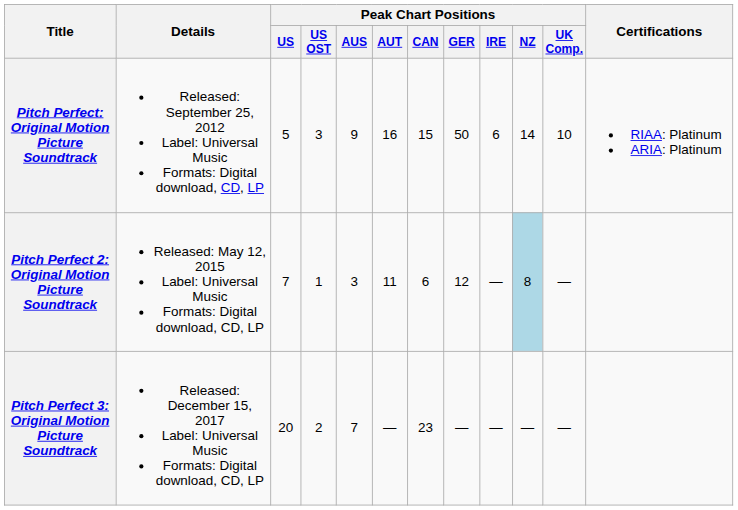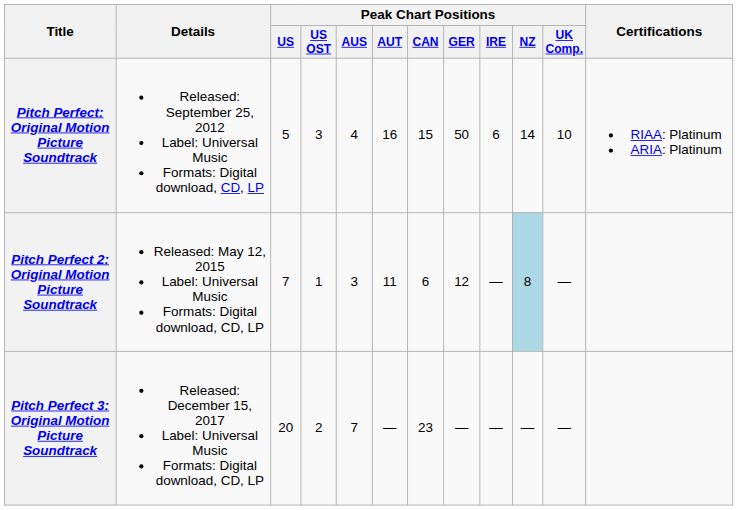(354, 135) 9 -> (354, 135) 4
